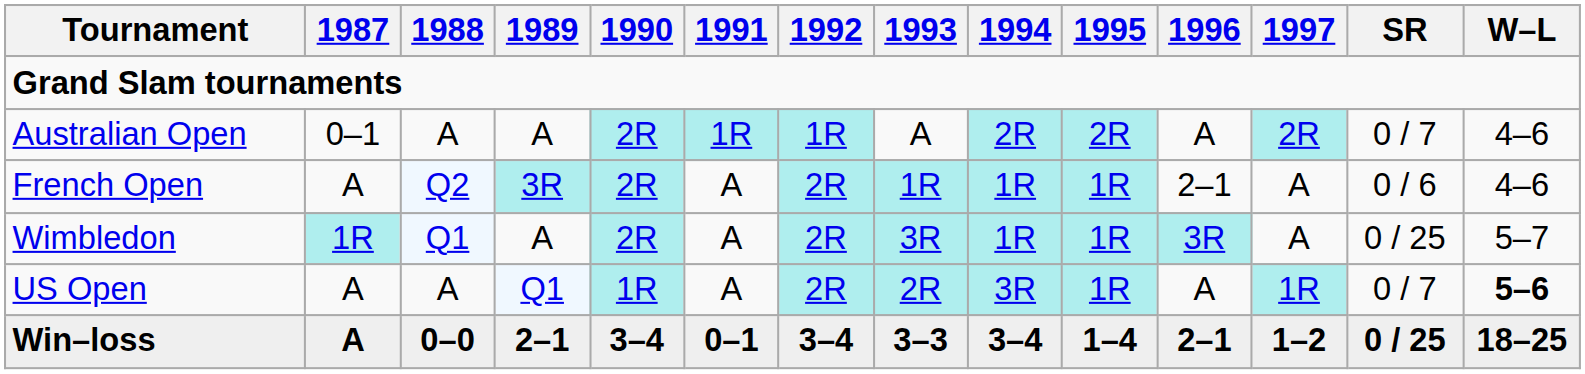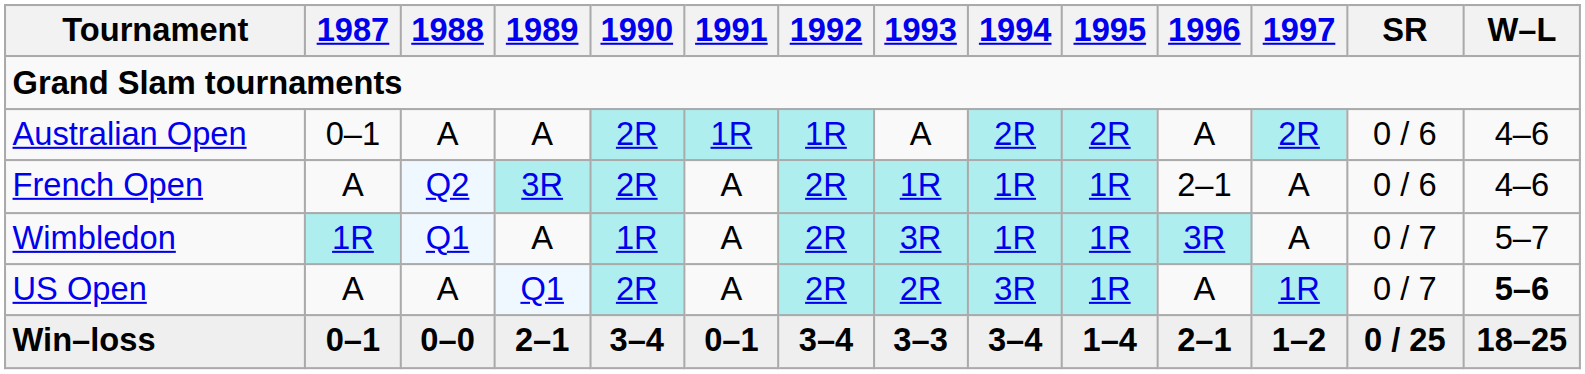(1405, 133) 0 / 7 -> (1405, 133) 0 / 6
(637, 237) 2R -> (637, 237) 1R
(1405, 237) 0 / 25 -> (1405, 237) 0 / 7
(637, 289) 1R -> (637, 289) 2R
(353, 340) A -> (353, 340) 0–1
